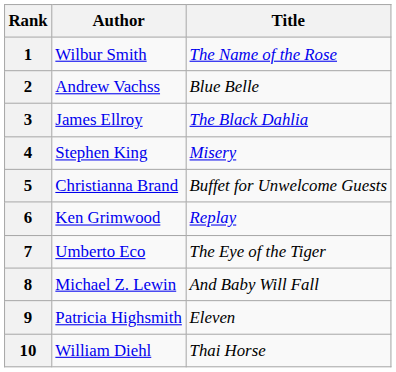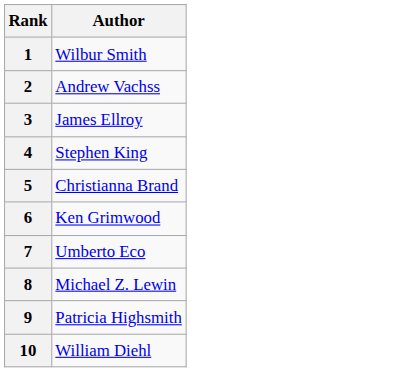- column: (288, 20)
